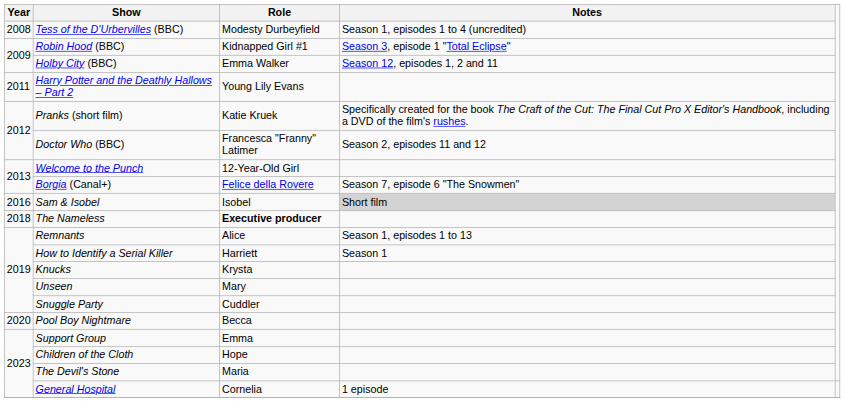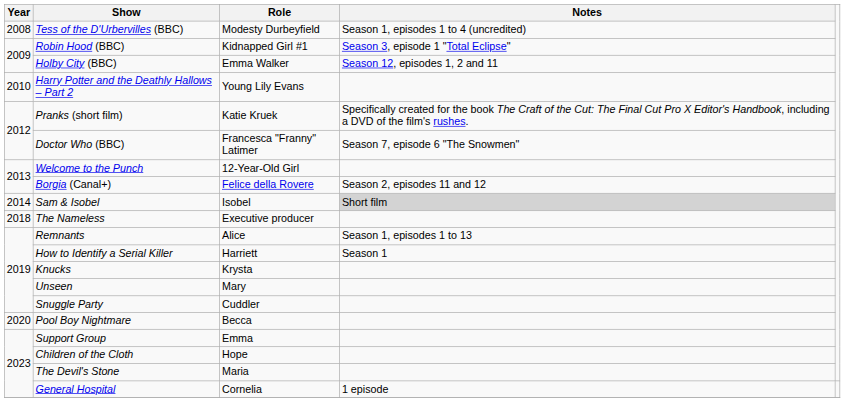(18, 87) 2011 -> (19, 87) 2010
(414, 145) Season 2, episodes 11 and 12 -> (431, 145) Season 7, episode 6 "The Snowmen"
(431, 185) Season 7, episode 6 "The Snowmen" -> (414, 185) Season 2, episodes 11 and 12
(19, 202) 2016 -> (19, 202) 2014
(272, 219) bold -> (268, 219) normal
